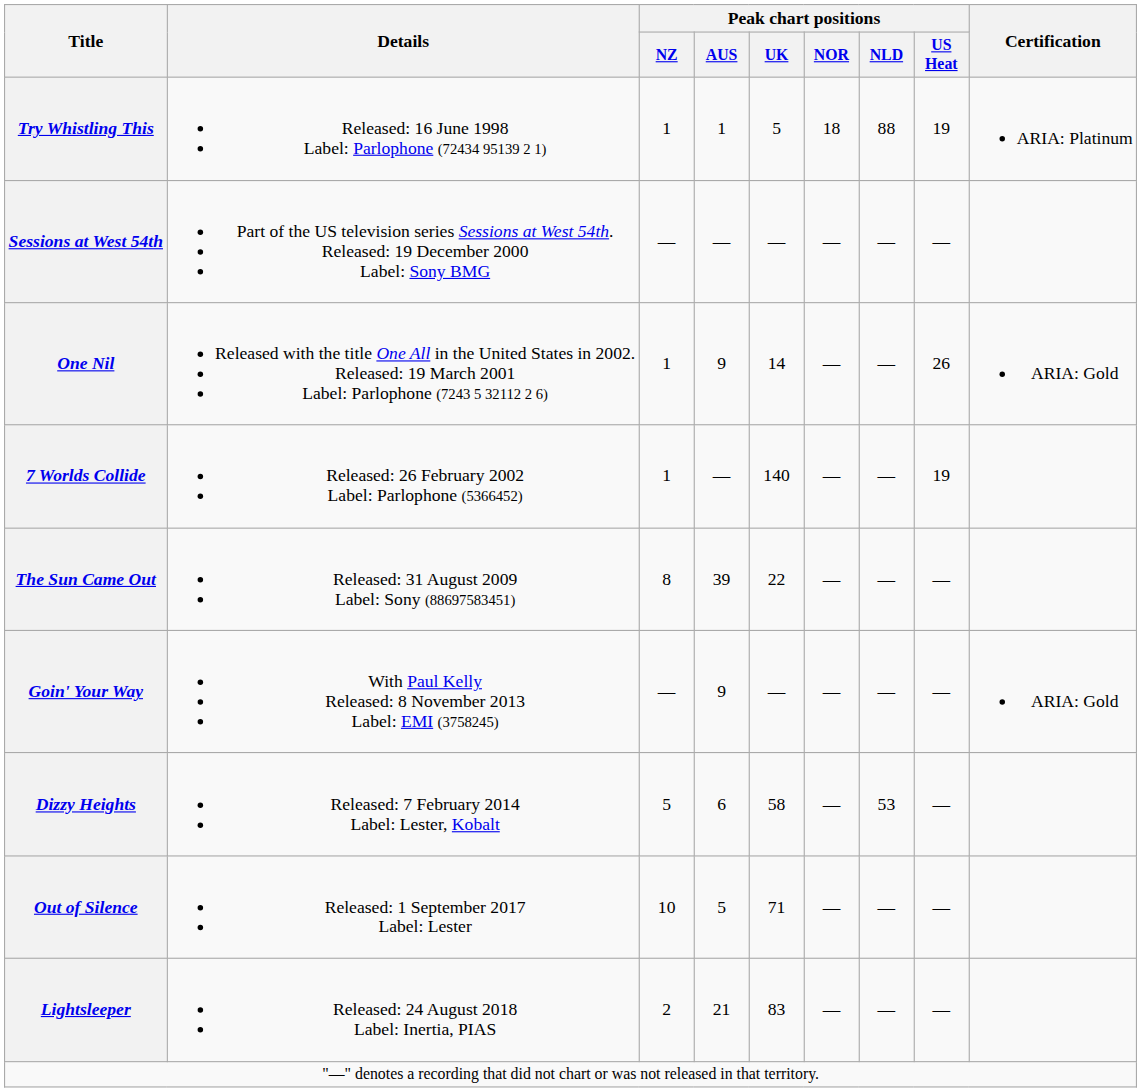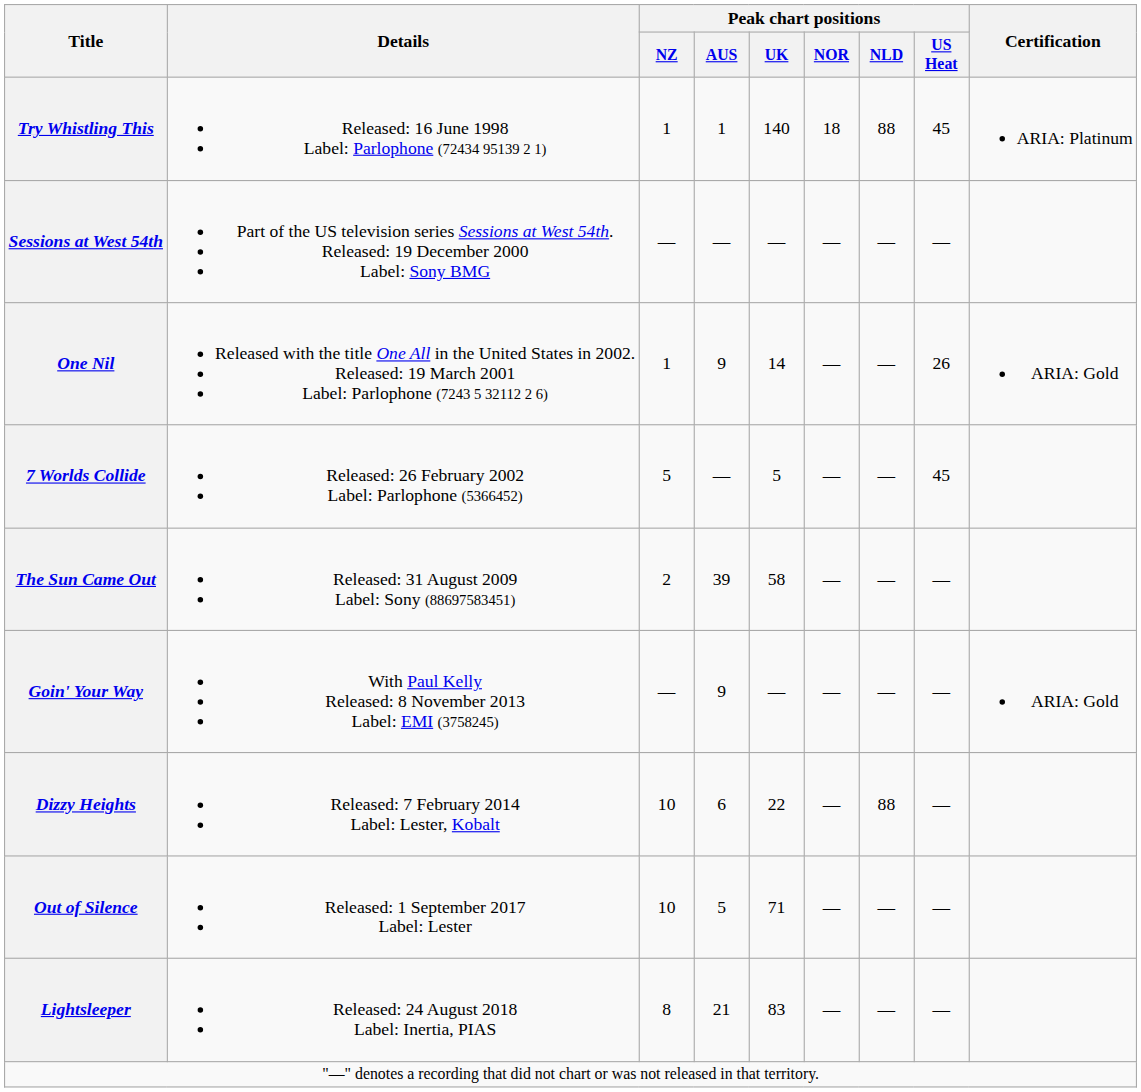(777, 128) 5 -> (777, 128) 140
(941, 128) 19 -> (941, 128) 45
(667, 476) 1 -> (667, 476) 5
(777, 476) 140 -> (777, 476) 5
(941, 476) 19 -> (941, 476) 45
(667, 579) 8 -> (667, 579) 2
(777, 579) 22 -> (777, 579) 58
(667, 804) 5 -> (667, 804) 10
(777, 804) 58 -> (777, 804) 22
(886, 804) 53 -> (886, 804) 88
(667, 1009) 2 -> (667, 1009) 8
